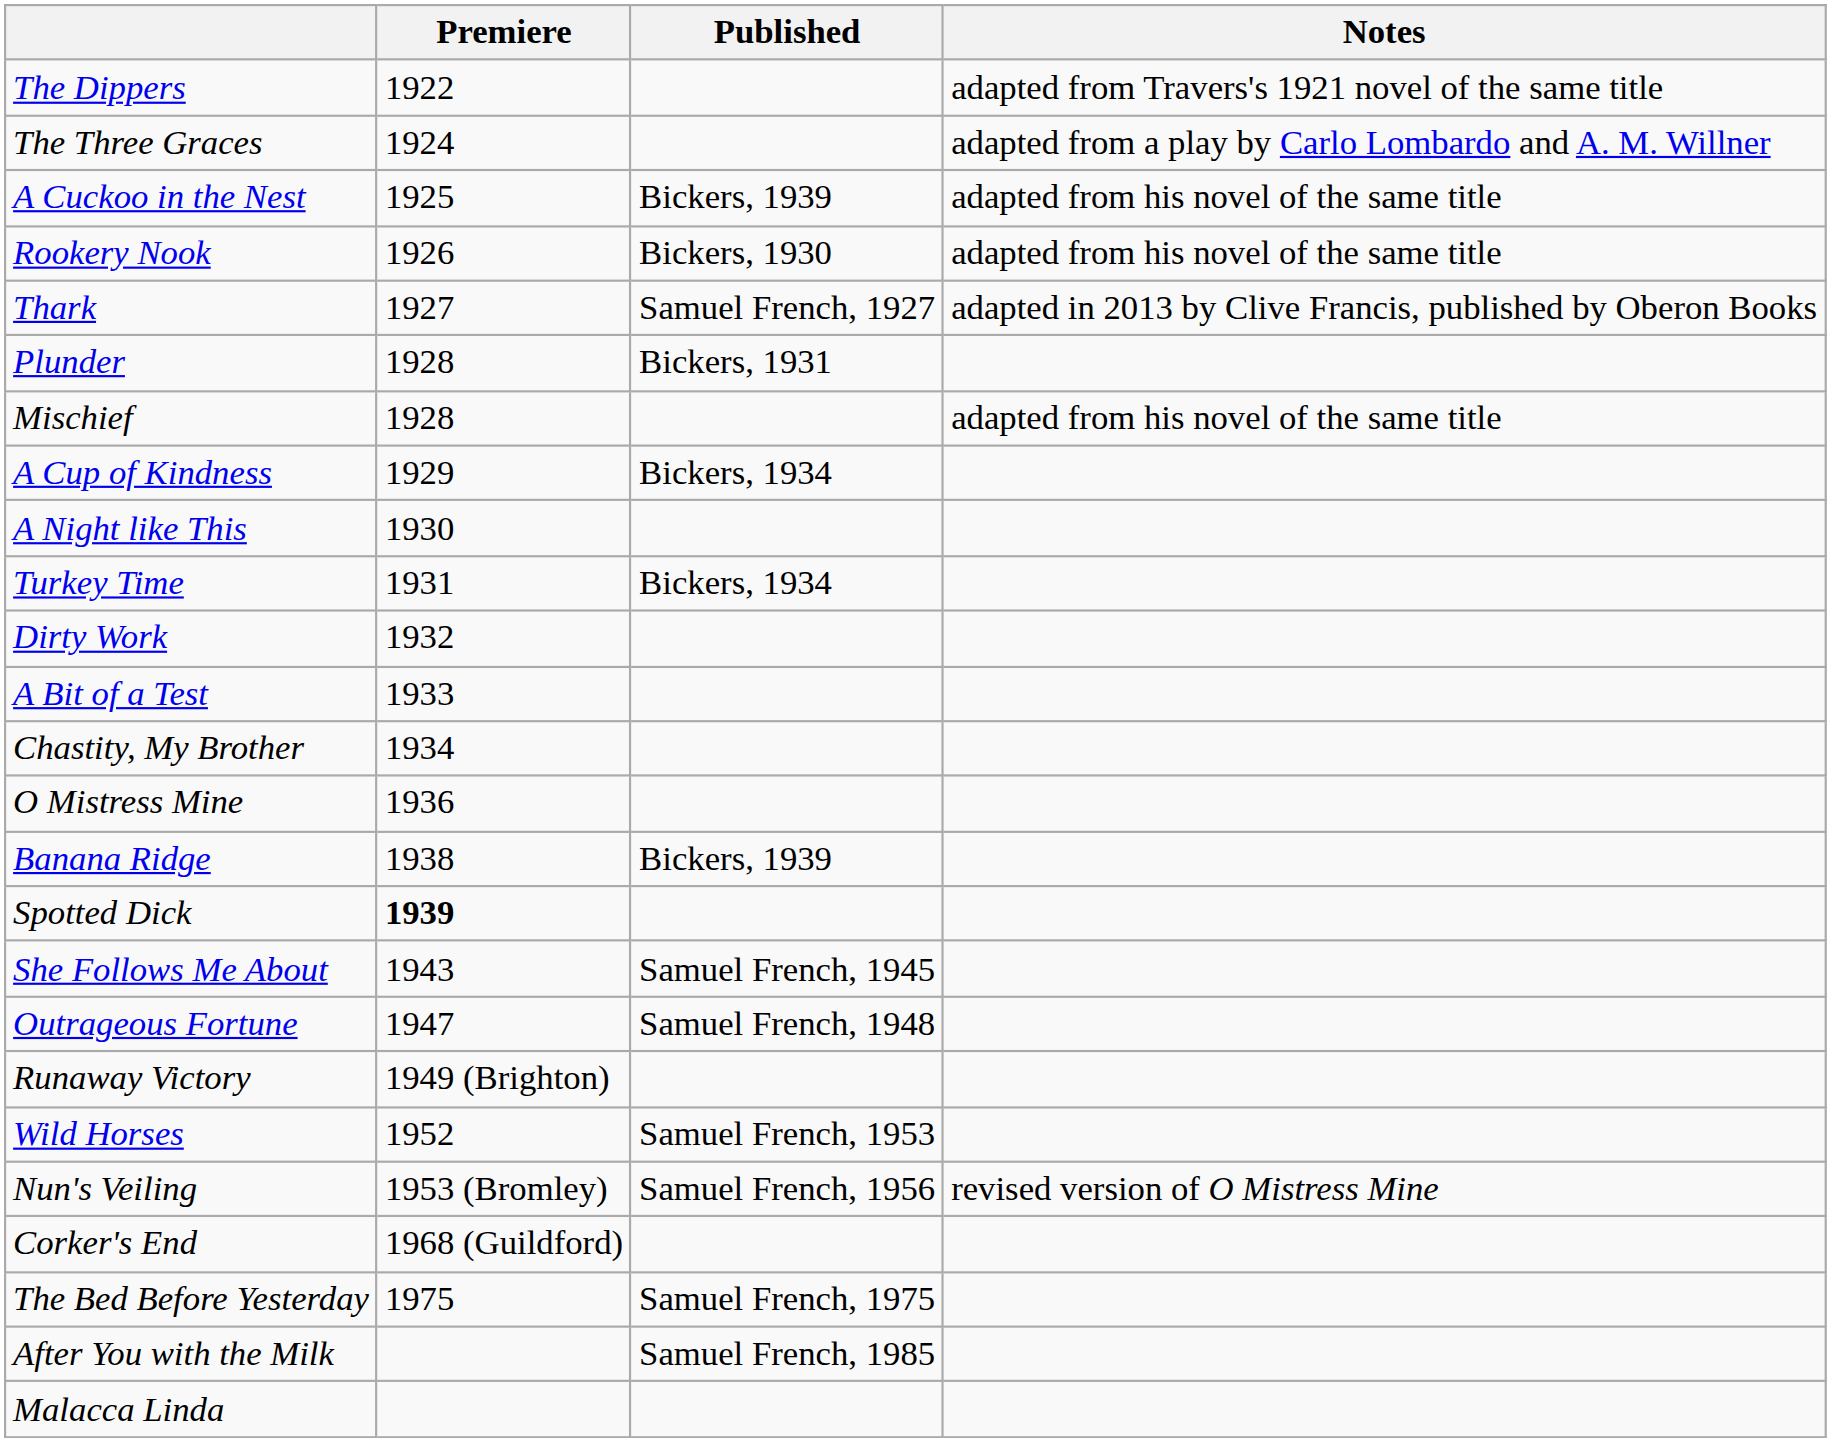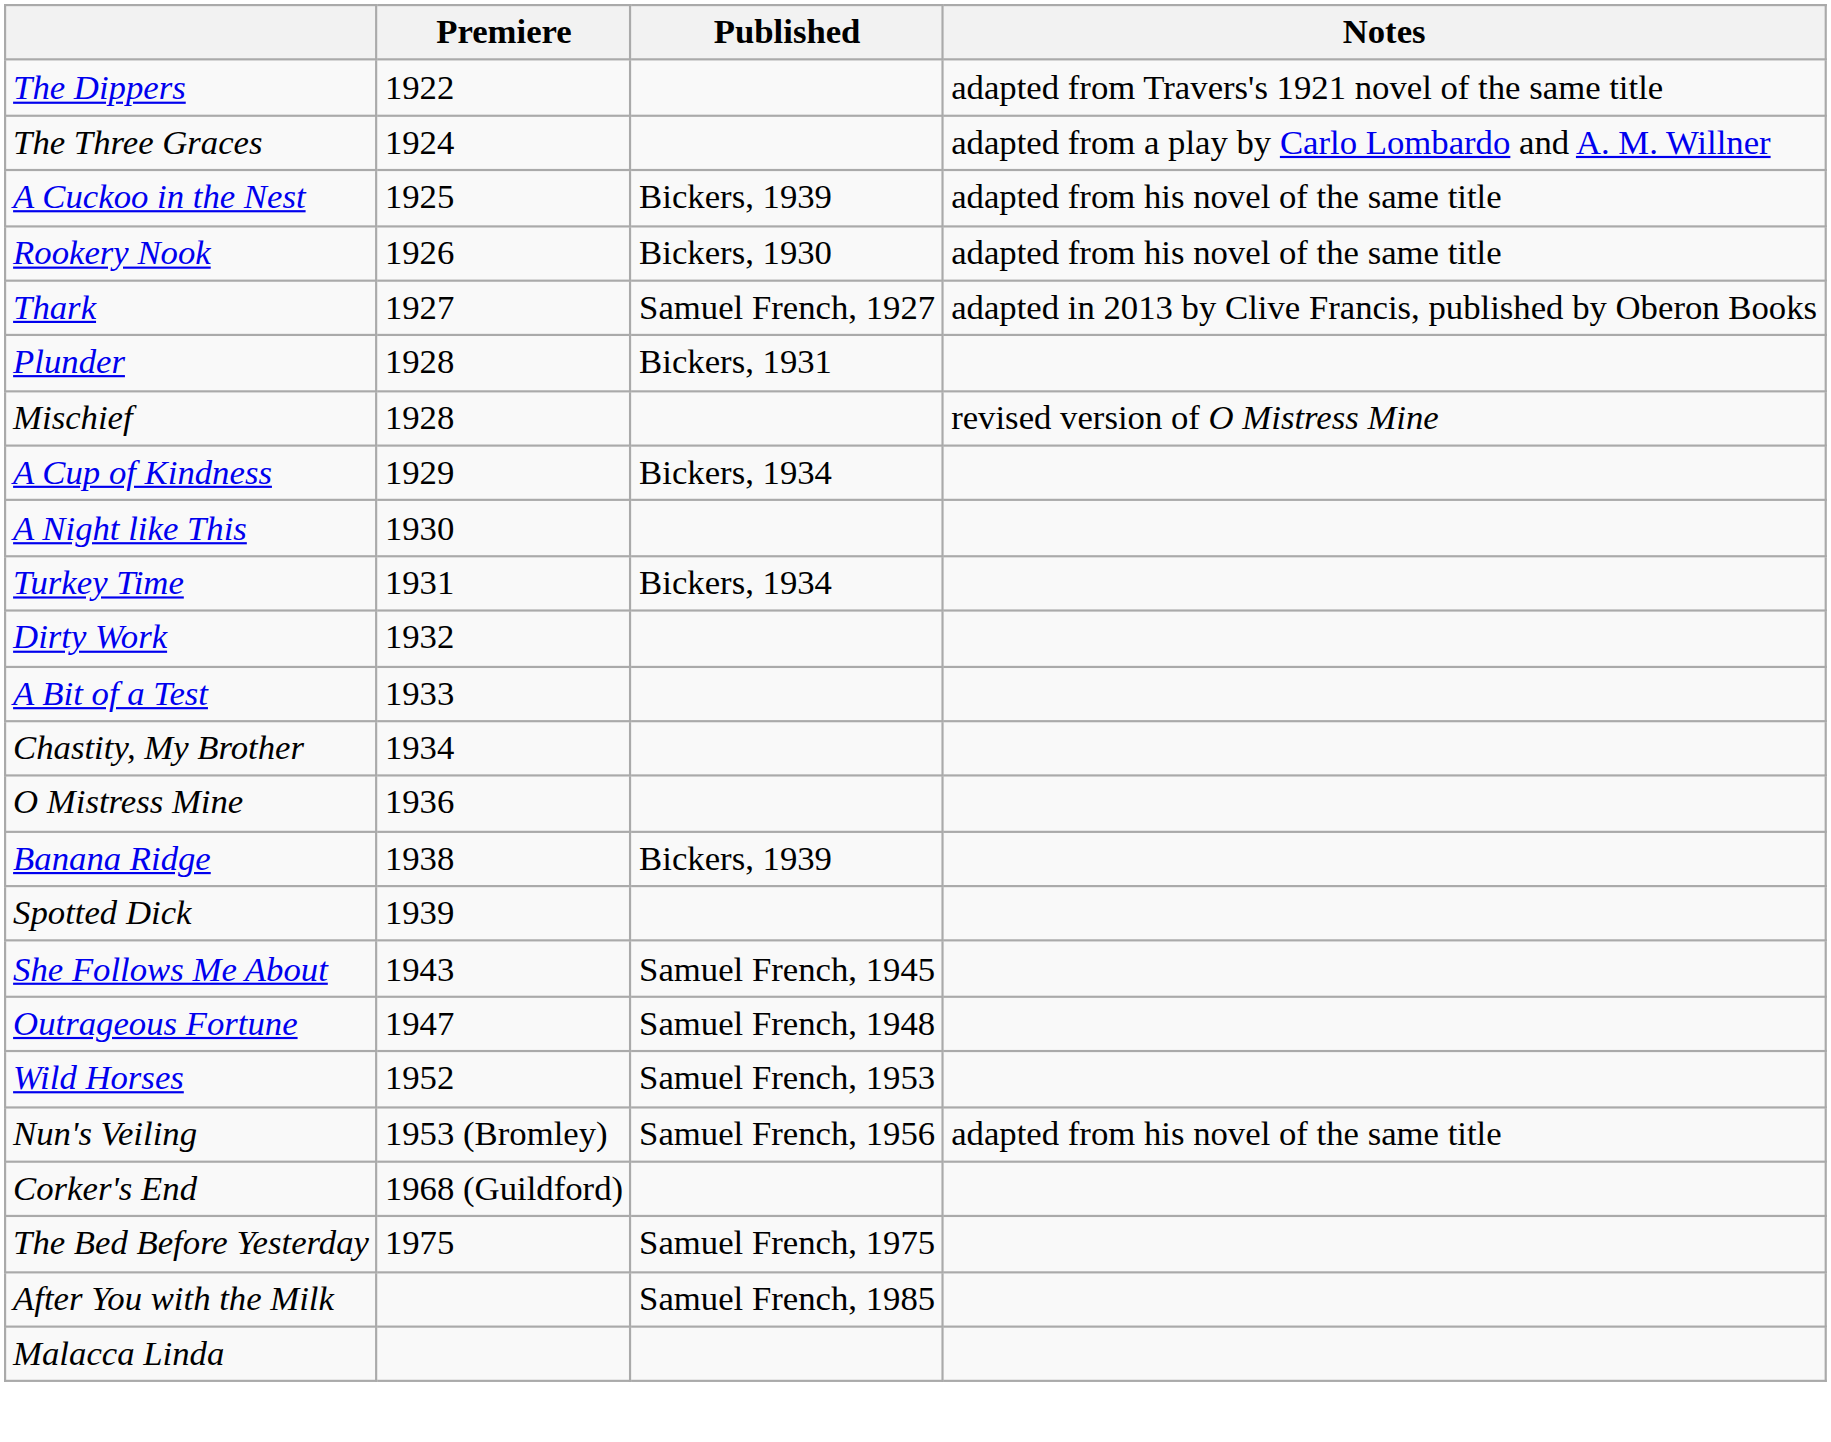(1226, 417) adapted from his novel of the same title -> (1195, 417) revised version of O Mistress Mine
(420, 913) bold -> (420, 913) normal
- row: (132, 1078)
(1195, 1188) revised version of O Mistress Mine -> (1226, 1133) adapted from his novel of the same title
